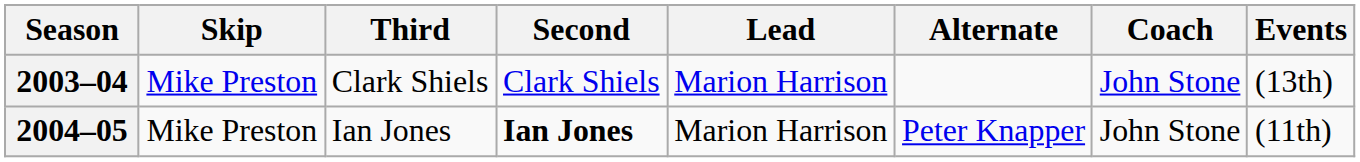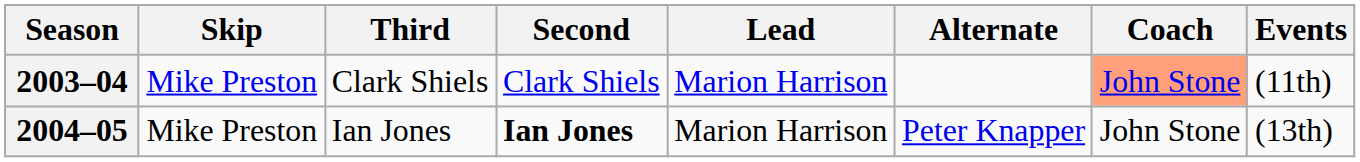(1170, 80) no background -> (1170, 80) lightsalmon background
(1294, 80) (13th) -> (1293, 80) (11th)
(1293, 130) (11th) -> (1294, 130) (13th)
